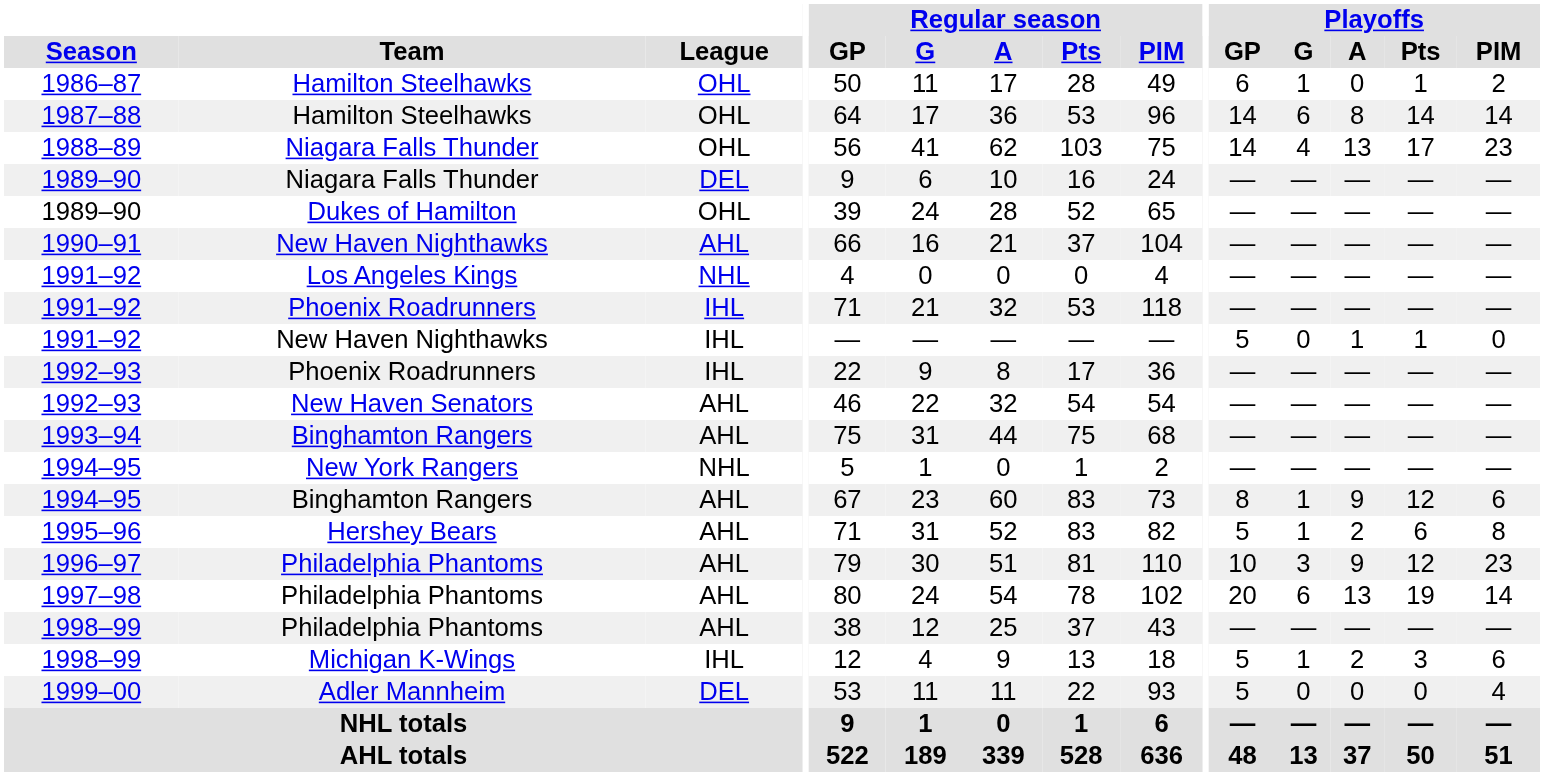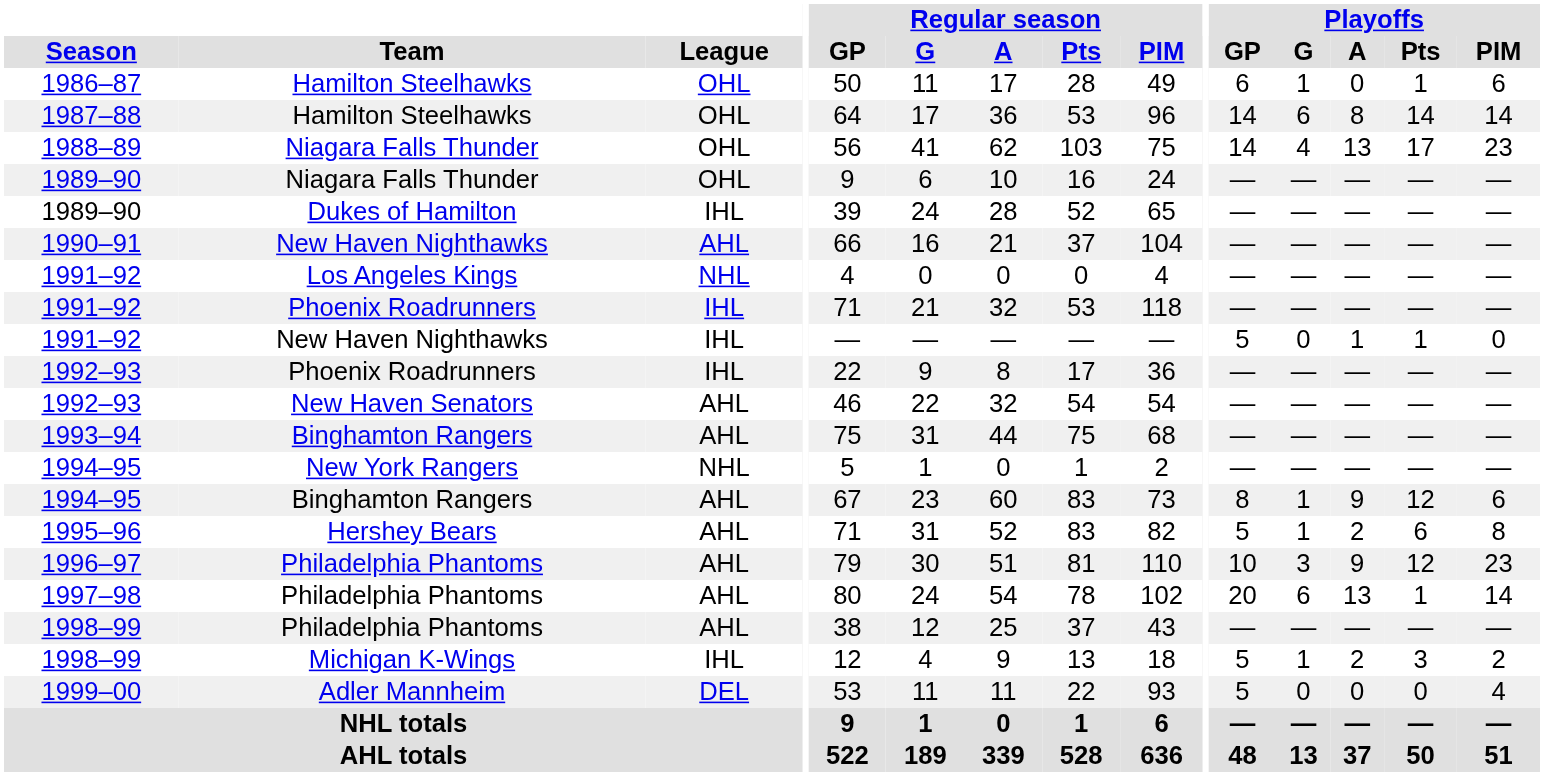(1499, 83) 2 -> (1499, 83) 6
(724, 179) DEL -> (724, 179) OHL
(724, 211) OHL -> (724, 211) IHL
(1421, 595) 19 -> (1421, 595) 1
(1499, 659) 6 -> (1499, 659) 2
